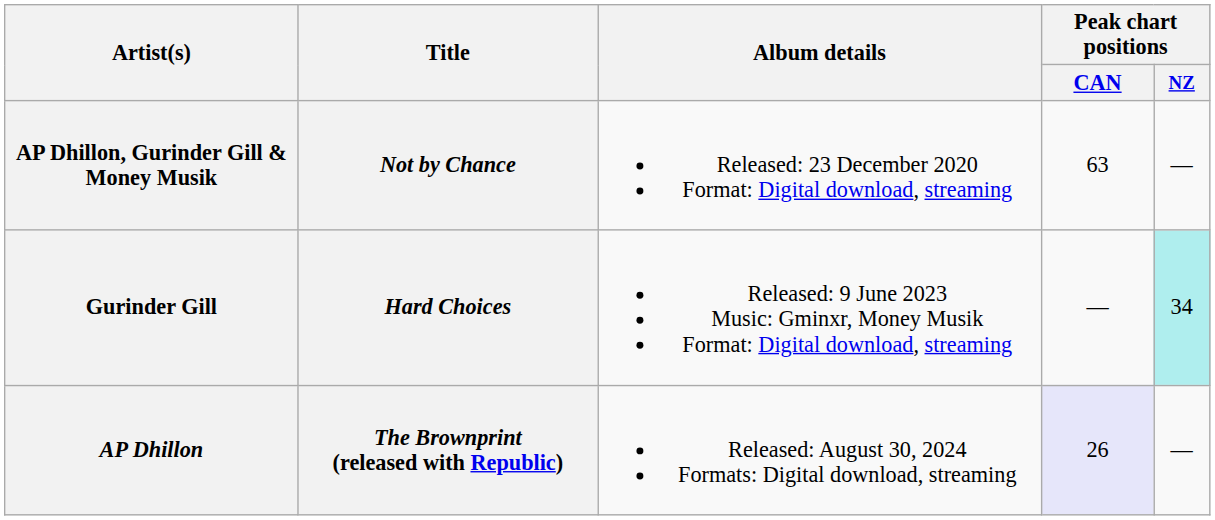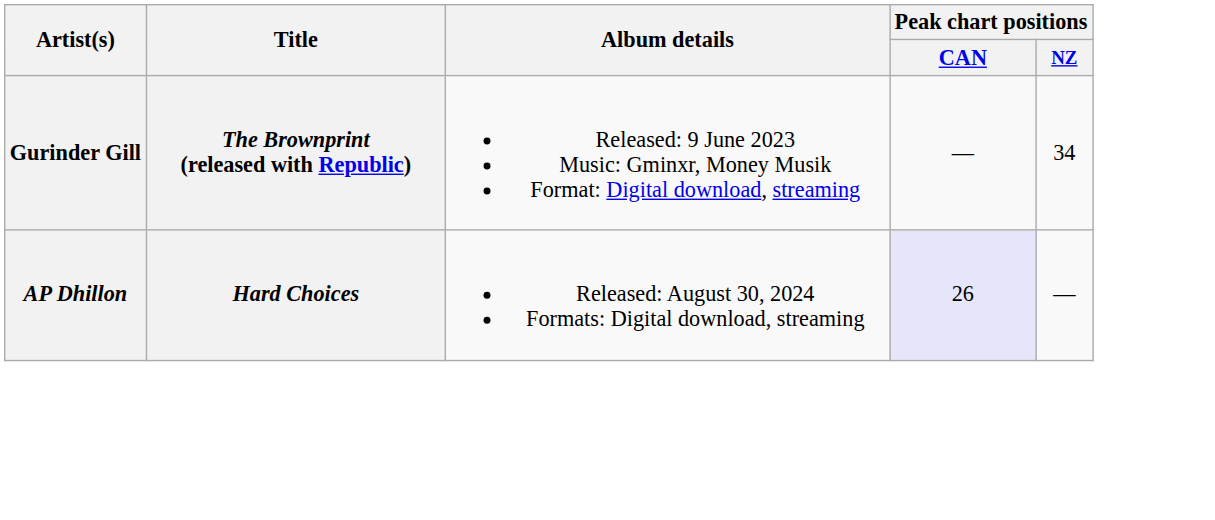- row: (151, 164)
(448, 307) Hard Choices -> (296, 152) The Brownprint (released with Republic)
(1182, 307) paleturquoise background -> (1064, 152) no background
(448, 449) The Brownprint (released with Republic) -> (296, 294) Hard Choices
